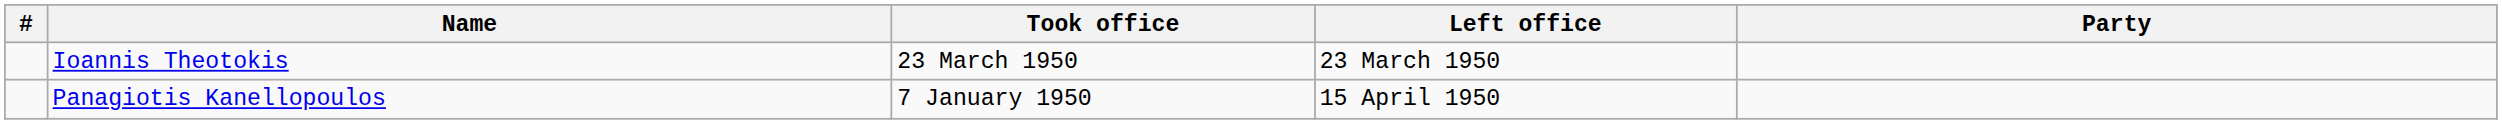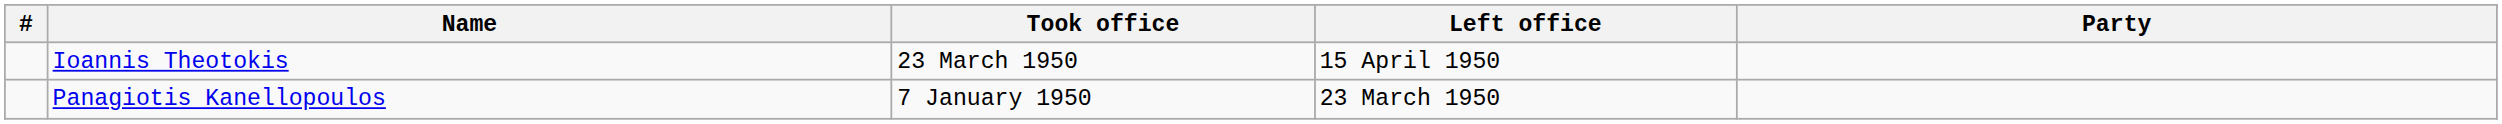(1410, 61) 23 March 1950 -> (1410, 61) 15 April 1950
(1410, 99) 15 April 1950 -> (1410, 99) 23 March 1950
